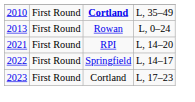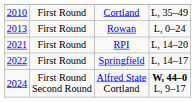(108, 12) bold -> (121, 12) normal
- row: (17, 77)
+ row: (17, 83)
